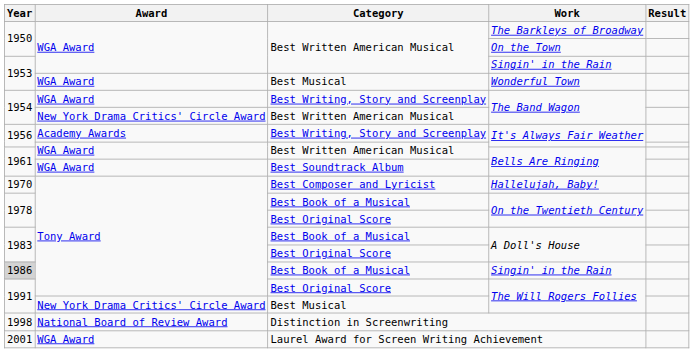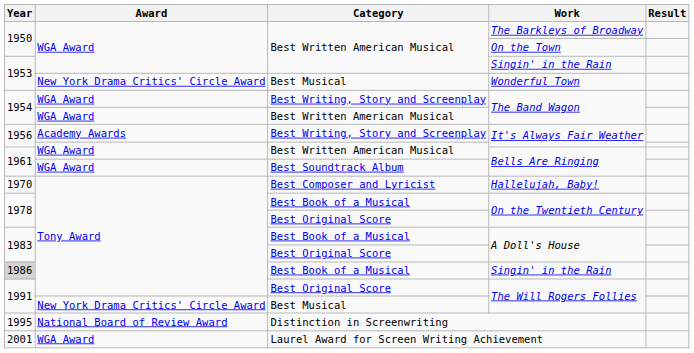(66, 82) WGA Award -> (151, 82) New York Drama Critics' Circle Award
(151, 116) New York Drama Critics' Circle Award -> (66, 116) WGA Award
(20, 322) 1998 -> (20, 322) 1995
